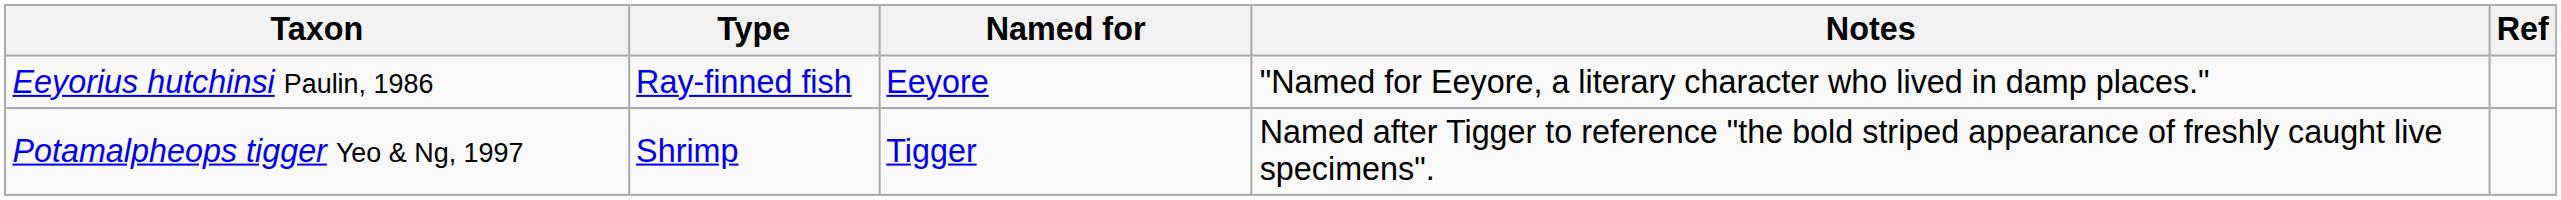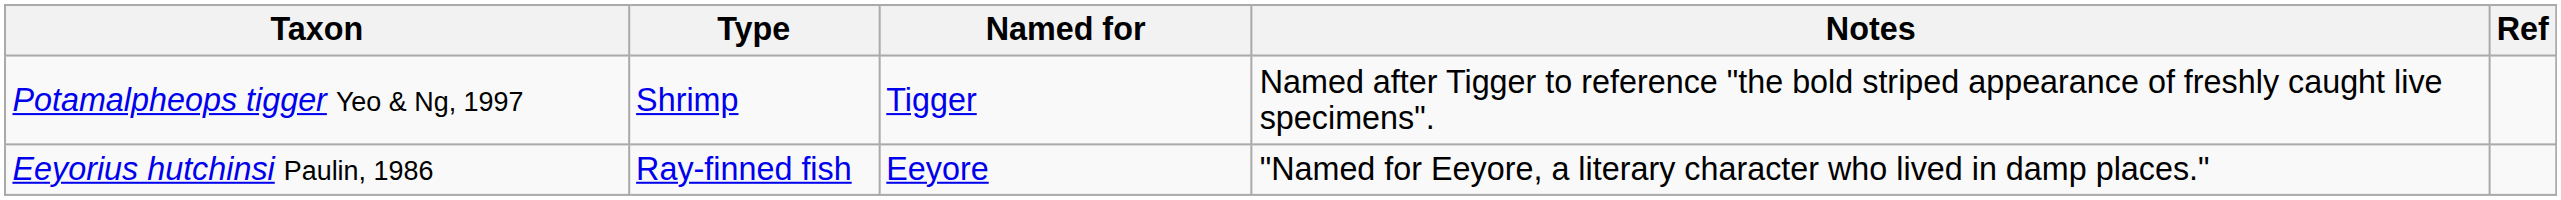rows swapped: (223, 81) <-> (268, 150)
